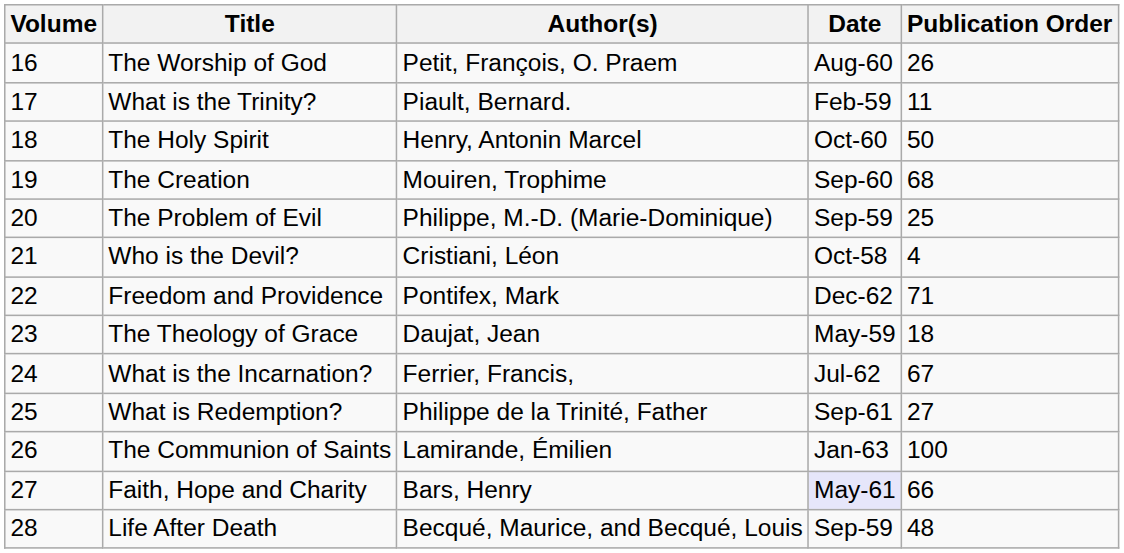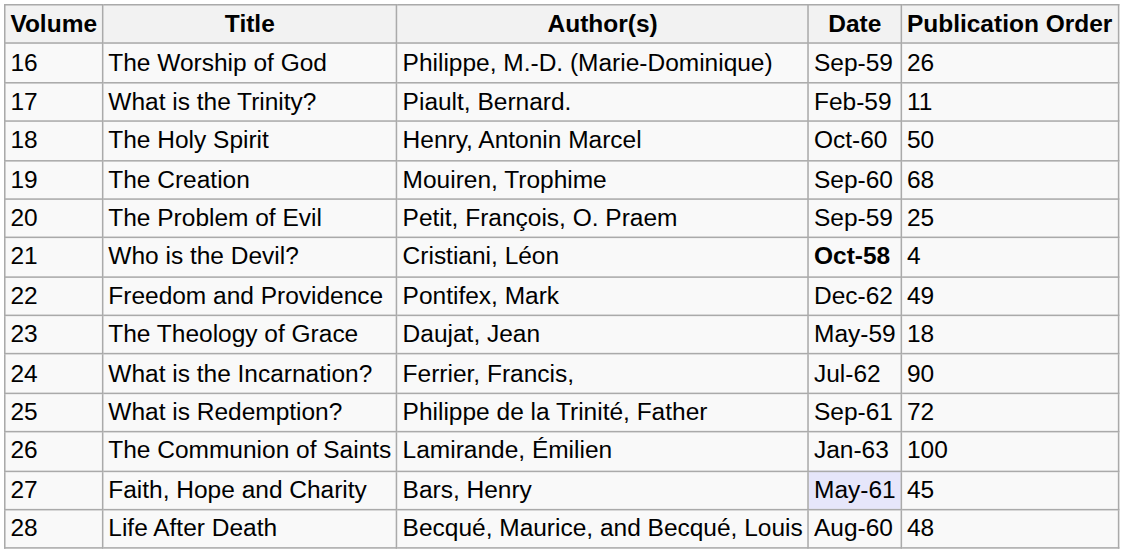(540, 62) Petit, François, O. Praem -> (588, 62) Philippe, M.-D. (Marie-Dominique)
(853, 62) Aug-60 -> (853, 62) Sep-59
(588, 218) Philippe, M.-D. (Marie-Dominique) -> (540, 218) Petit, François, O. Praem
(851, 256) normal -> (852, 256) bold
(921, 295) 71 -> (921, 295) 49
(921, 373) 67 -> (921, 373) 90
(921, 412) 27 -> (921, 412) 72
(921, 489) 66 -> (921, 489) 45
(853, 528) Sep-59 -> (853, 528) Aug-60
